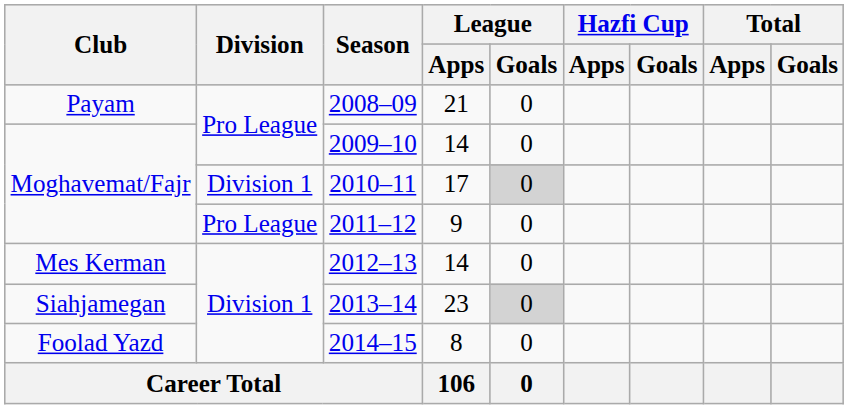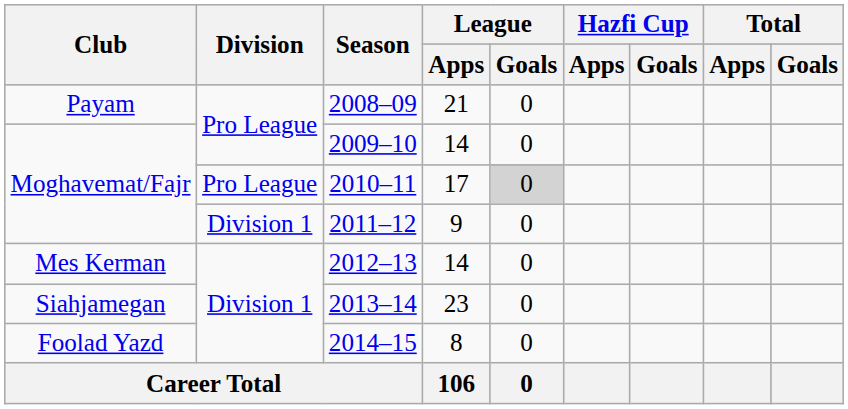(260, 183) Division 1 -> (260, 183) Pro League
(260, 223) Pro League -> (260, 223) Division 1
(526, 303) lightgrey background -> (526, 303) no background
